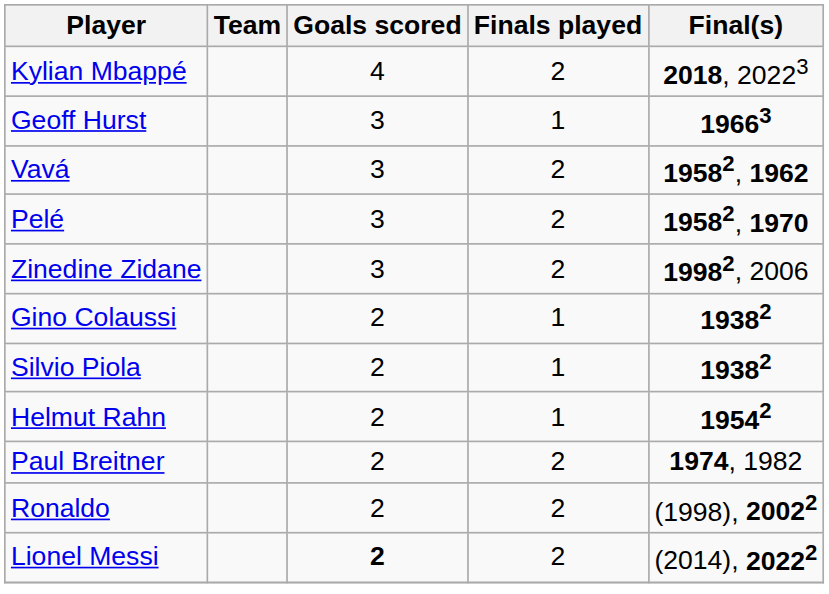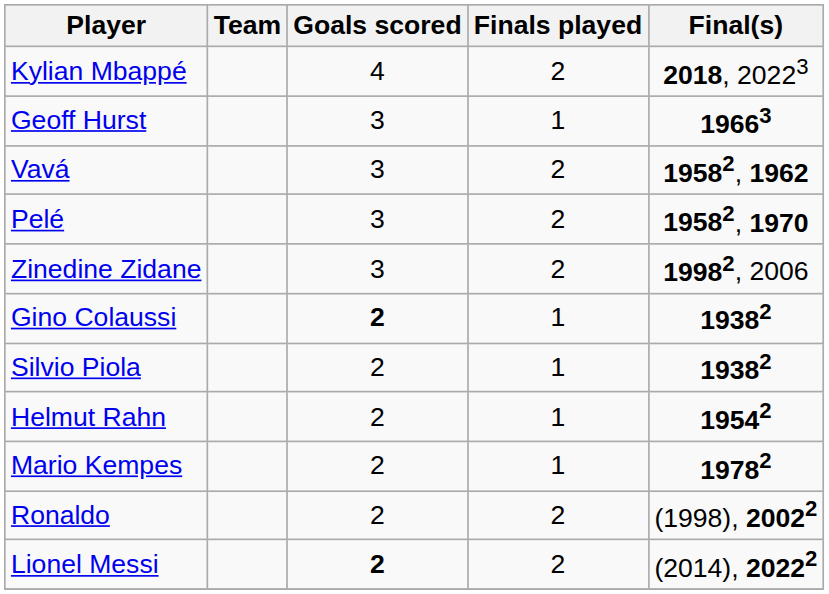(377, 317) normal -> (377, 317) bold
+ row: (97, 465)
- row: (88, 462)
